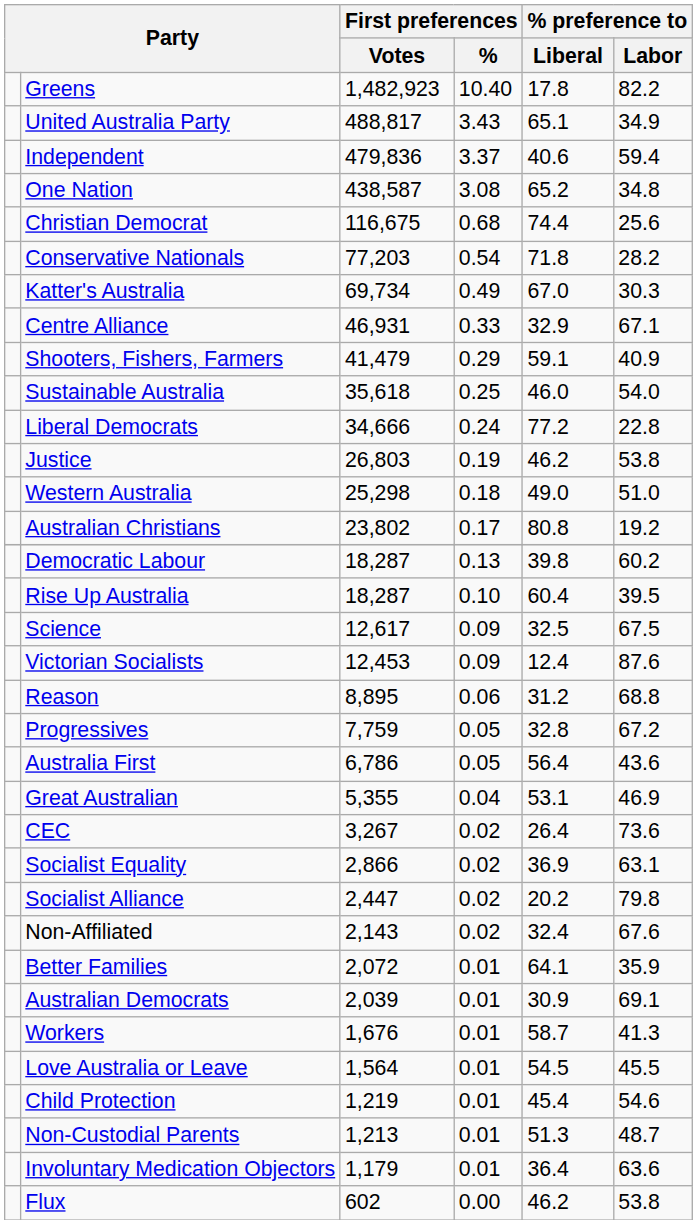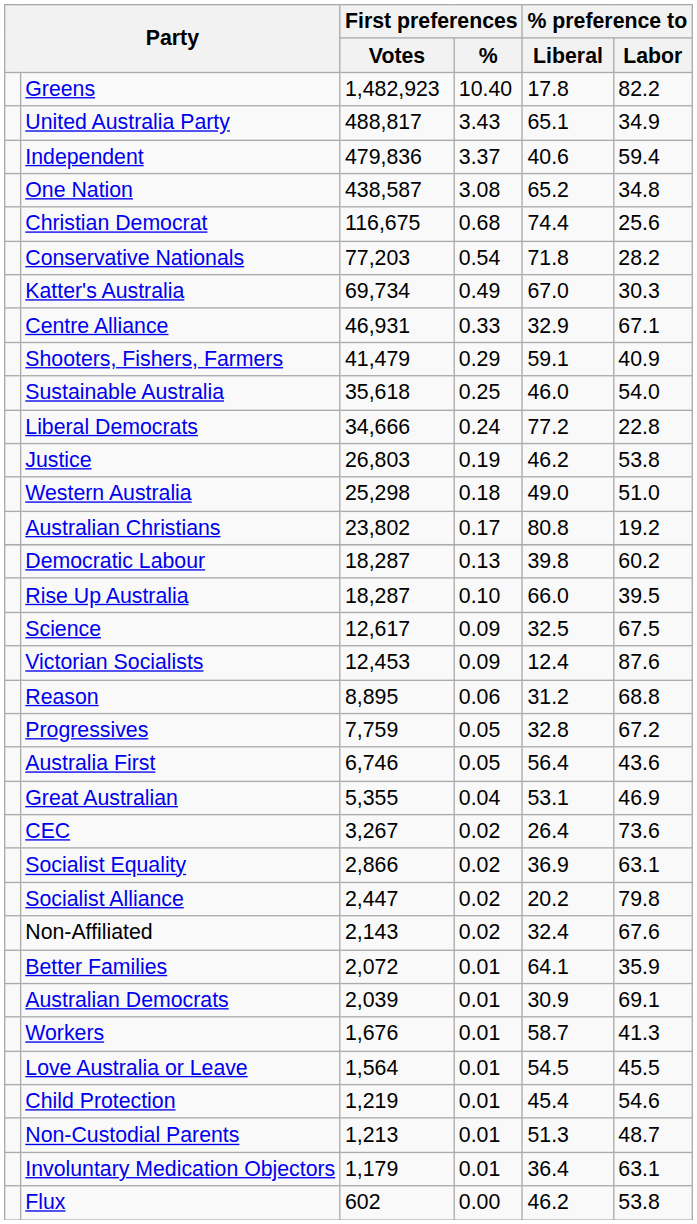(548, 595) 60.4 -> (548, 595) 66.0
(372, 763) 6,786 -> (372, 763) 6,746
(639, 1168) 63.6 -> (639, 1168) 63.1
